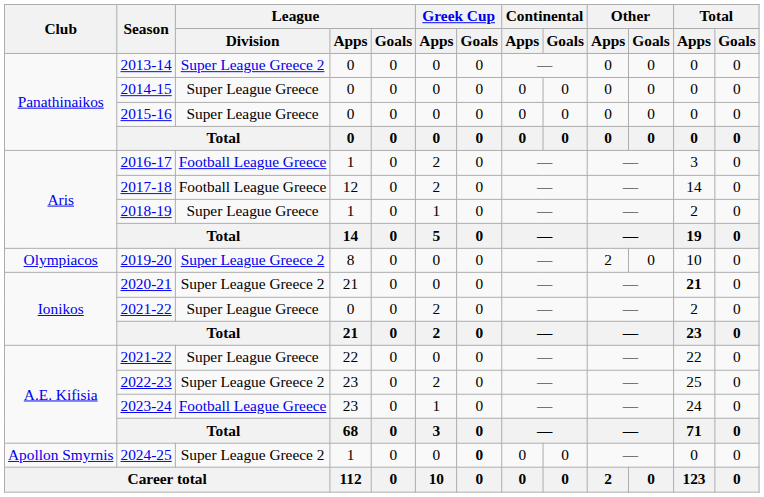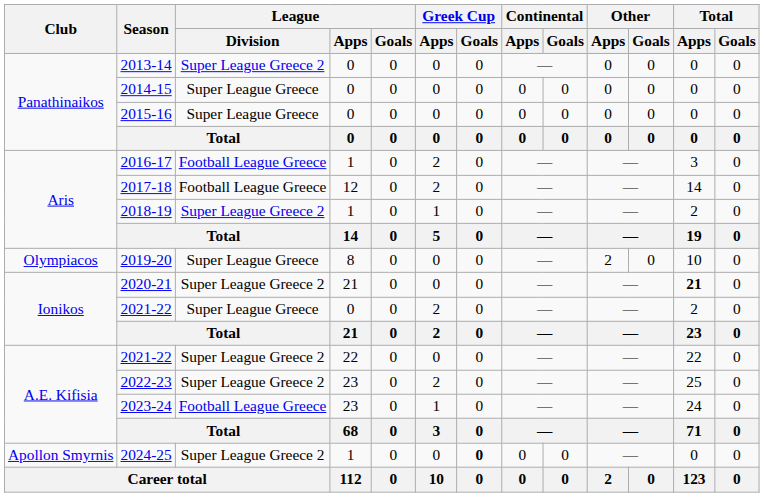(253, 211) Super League Greece -> (253, 211) Super League Greece 2
(253, 260) Super League Greece 2 -> (253, 260) Super League Greece
(253, 357) Super League Greece -> (253, 357) Super League Greece 2
